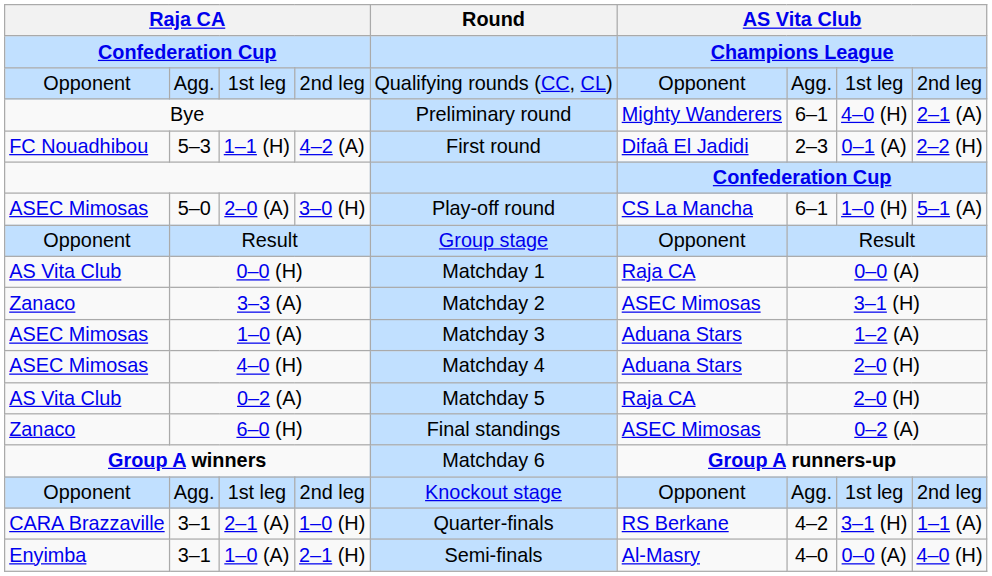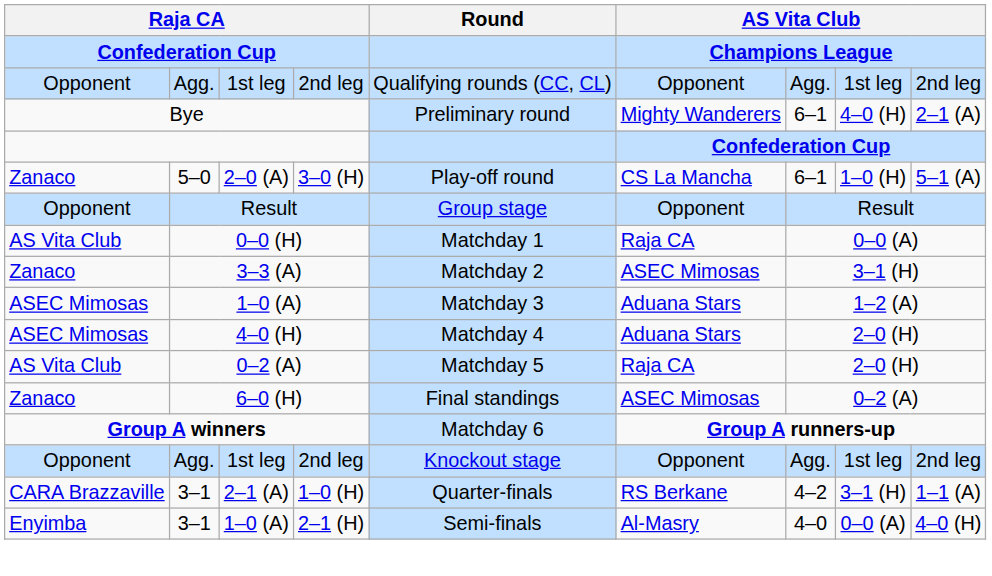- row: (194, 146)
(79, 209) ASEC Mimosas -> (42, 177) Zanaco
